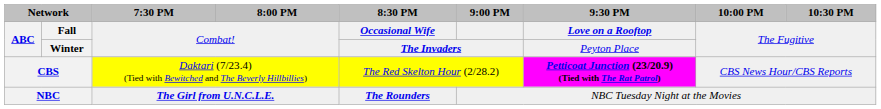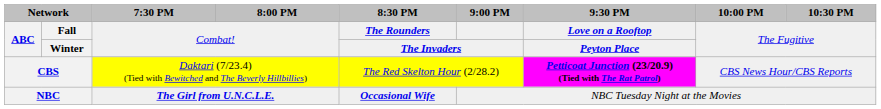(398, 30) Occasional Wife -> (398, 30) The Rounders
(610, 48) normal -> (610, 48) bold
(398, 95) The Rounders -> (398, 95) Occasional Wife
